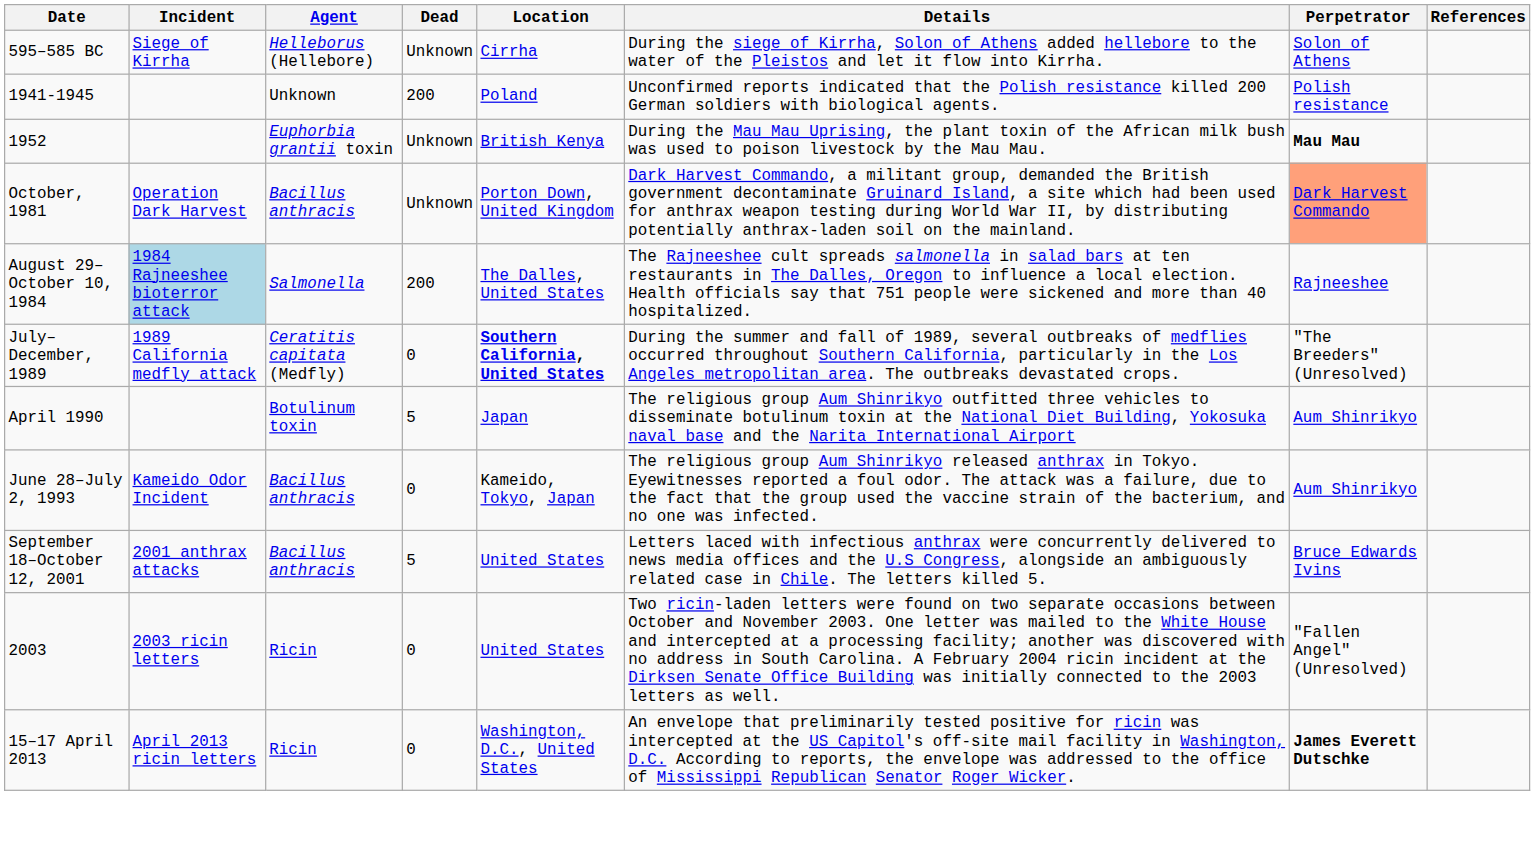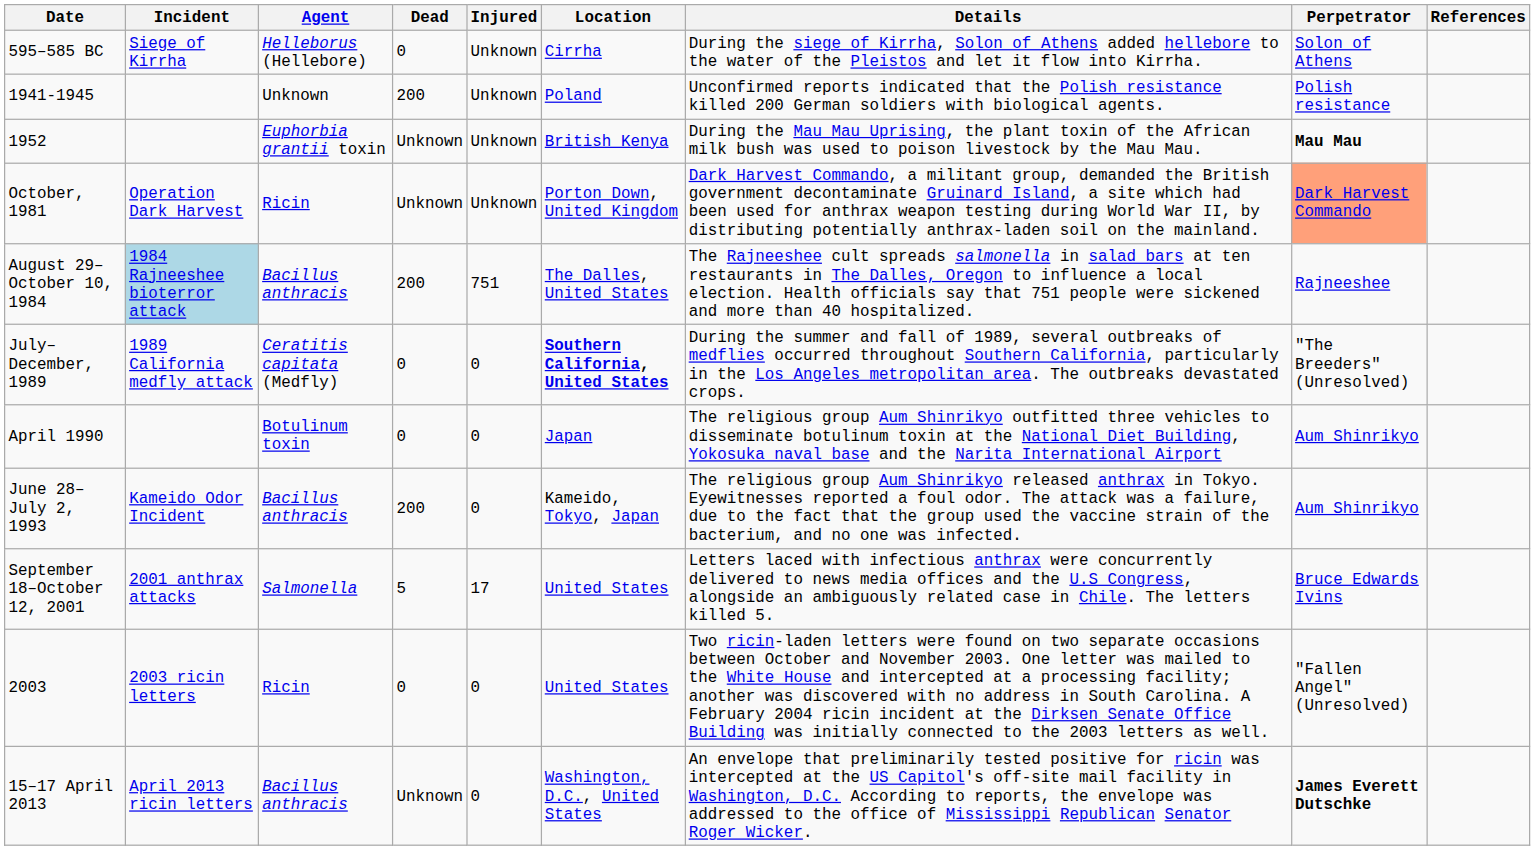+ column: (504, 18)
(440, 53) Unknown -> (401, 53) 0
(312, 203) Bacillus anthracis -> (286, 203) Ricin
(317, 284) Salmonella -> (305, 284) Bacillus anthracis
(411, 418) 5 -> (401, 436) 0
(411, 490) 0 -> (411, 508) 200
(312, 561) Bacillus anthracis -> (310, 589) Salmonella
(293, 750) Ricin -> (305, 796) Bacillus anthracis
(411, 750) 0 -> (430, 796) Unknown
